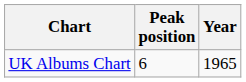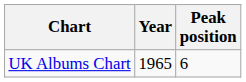columns swapped: (220, 27) <-> (167, 27)
